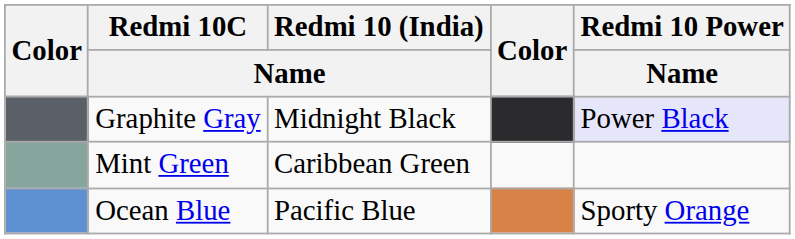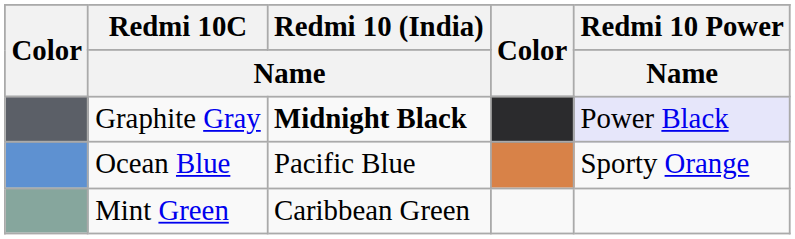(365, 118) normal -> (370, 118) bold
rows swapped: (163, 210) <-> (162, 164)
